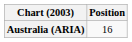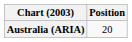(107, 29) 16 -> (107, 29) 20
